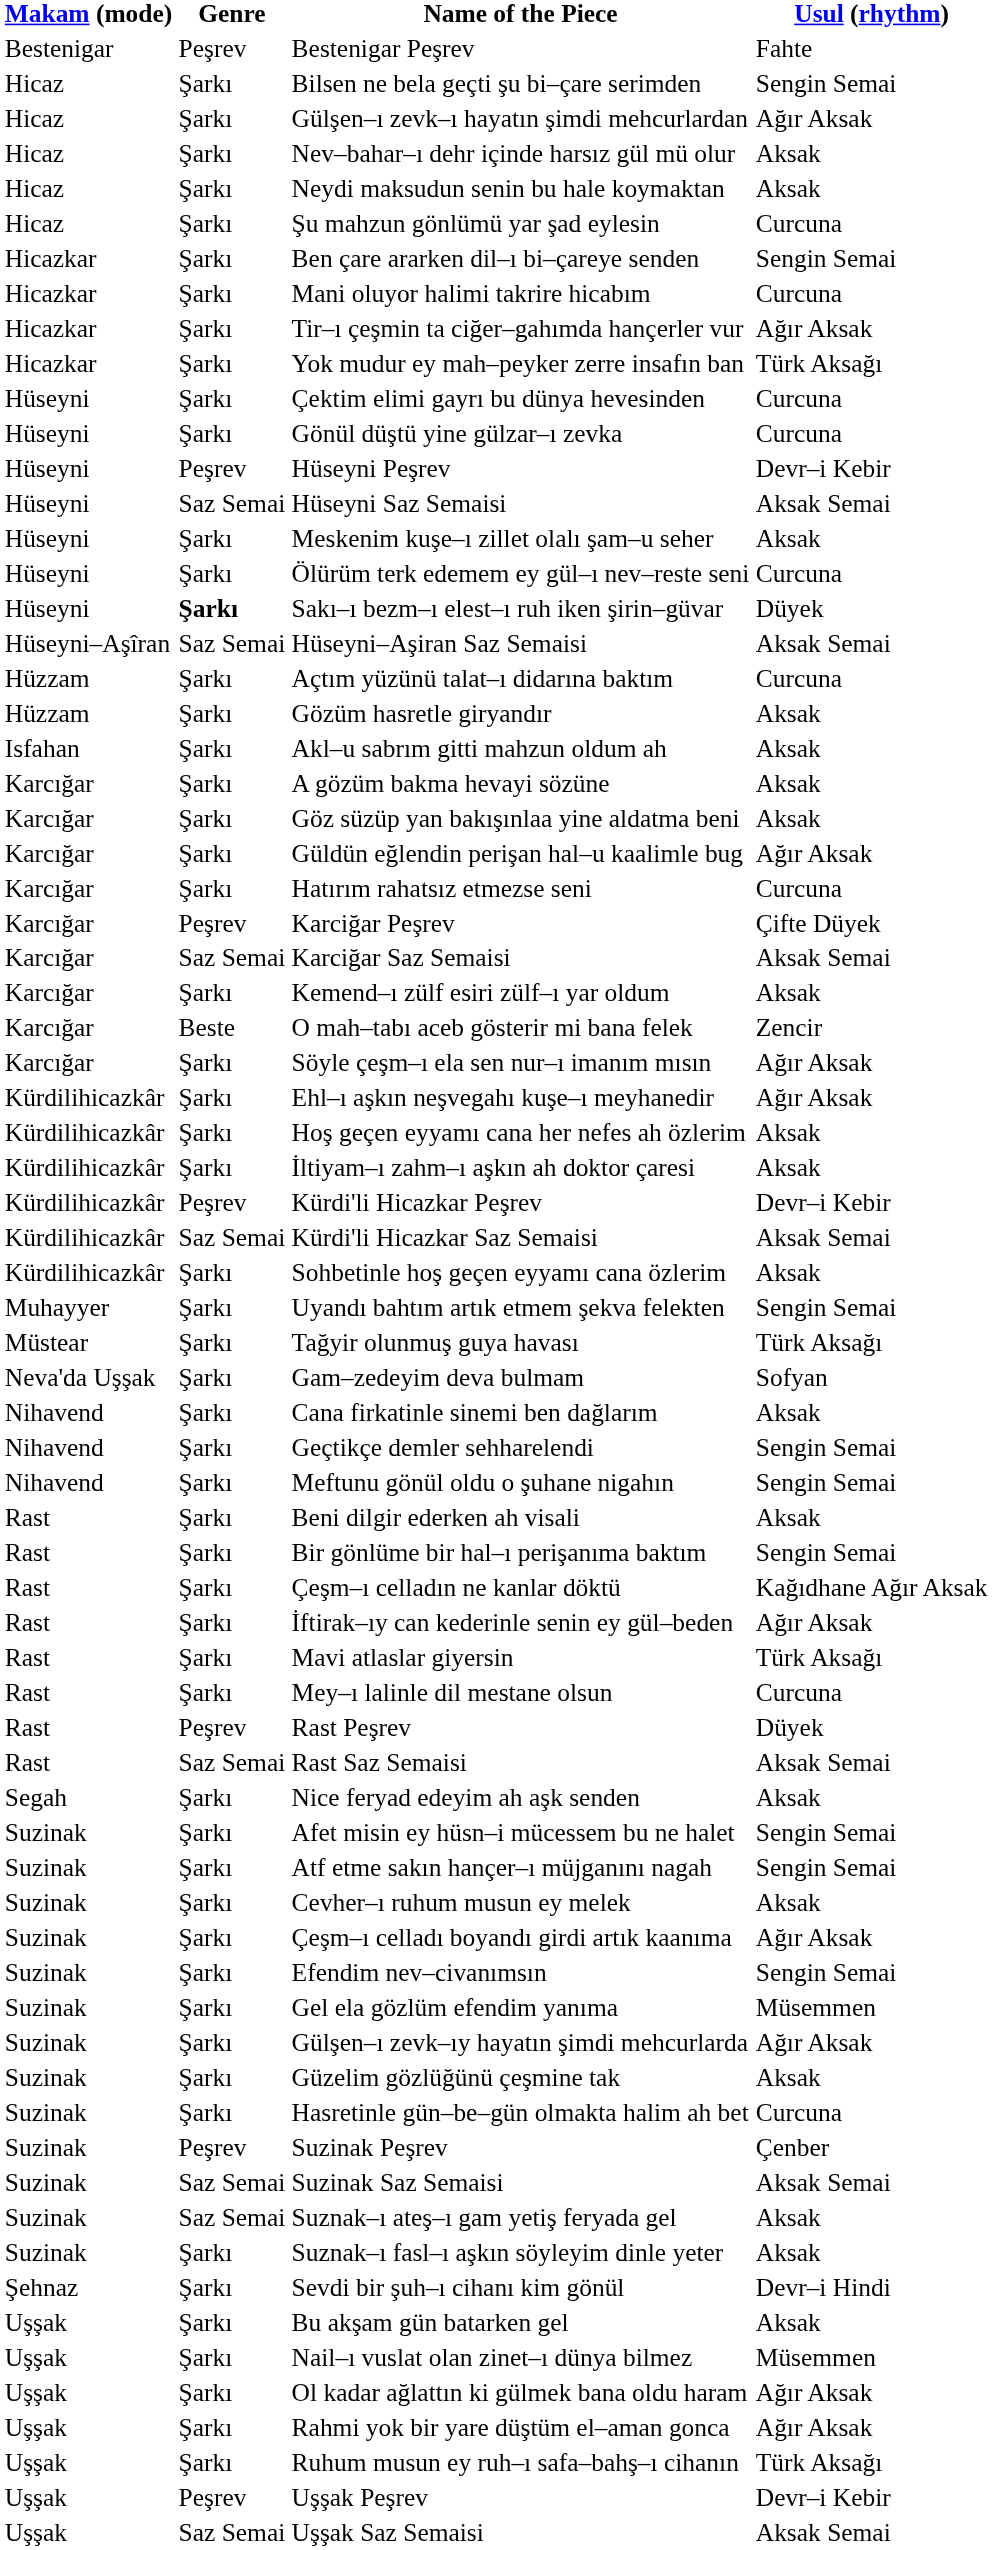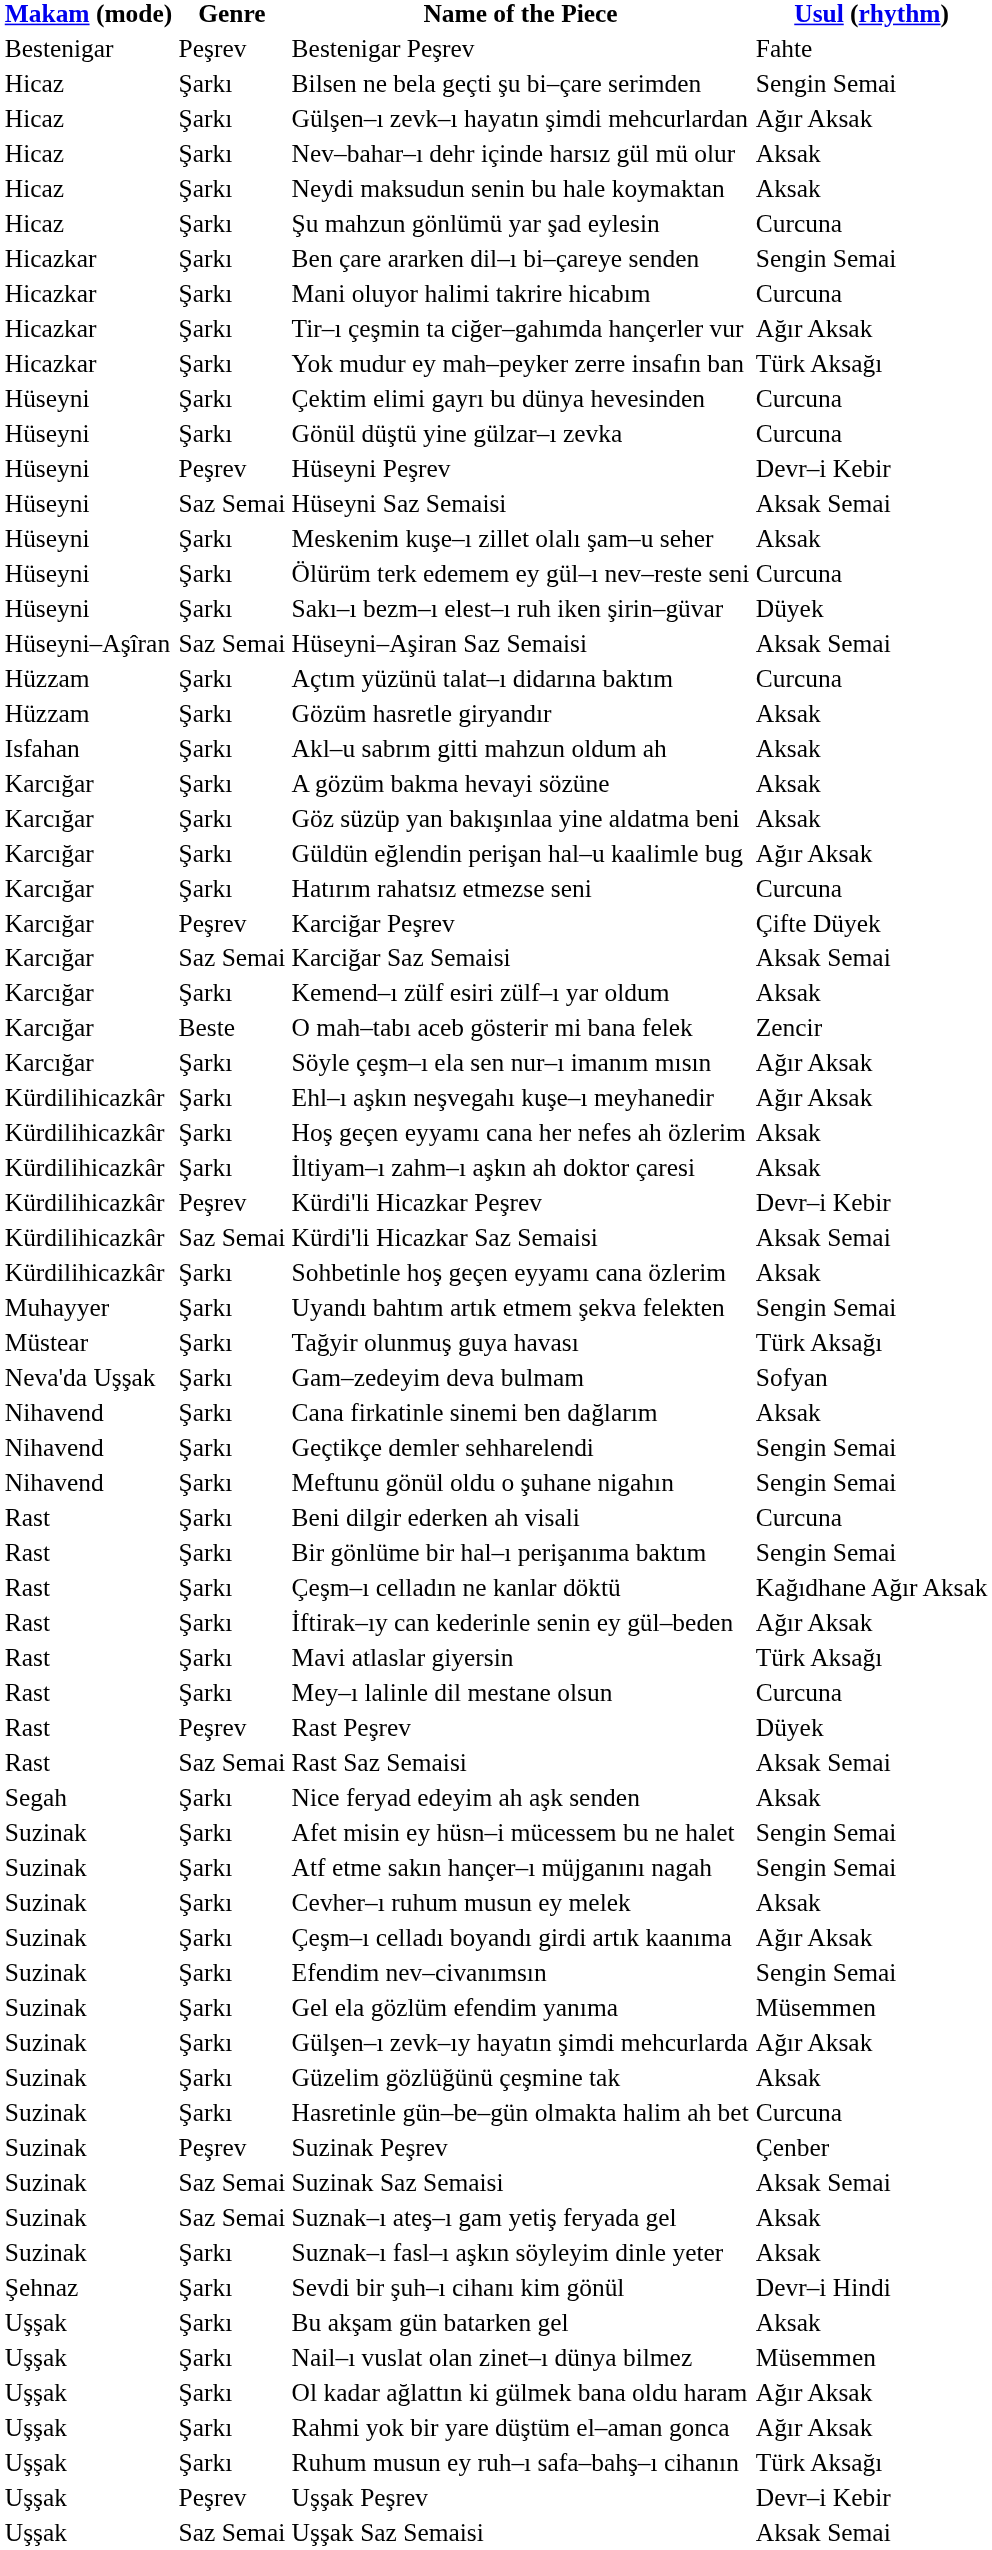(208, 608) bold -> (205, 608) normal
(788, 1517) Aksak -> (799, 1517) Curcuna
